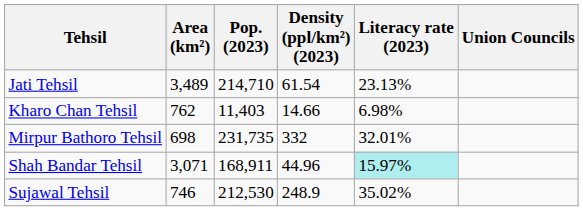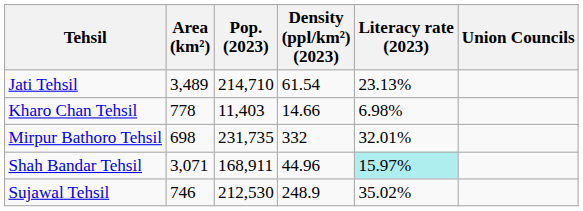(183, 110) 762 -> (183, 110) 778
